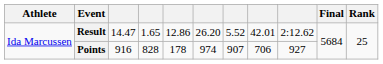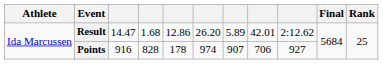(151, 32) 1.65 -> (151, 32) 1.68
(235, 32) 5.52 -> (235, 32) 5.89
